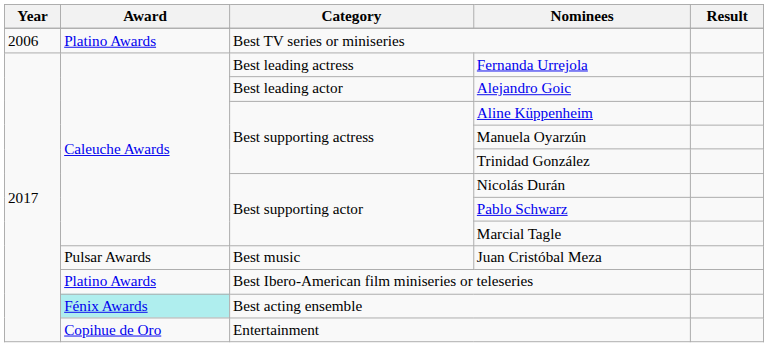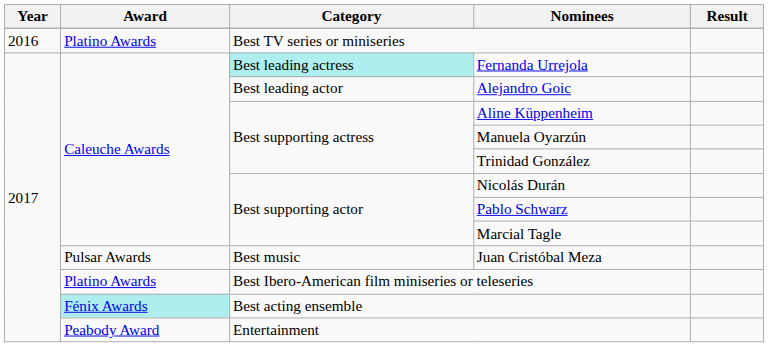(23, 40) 2006 -> (23, 40) 2016
(293, 64) no background -> (293, 64) paleturquoise background
(113, 329) Copihue de Oro -> (112, 329) Peabody Award
